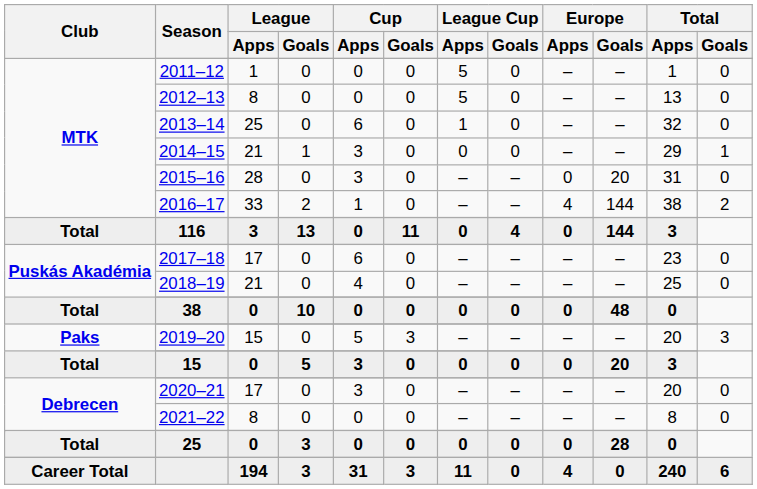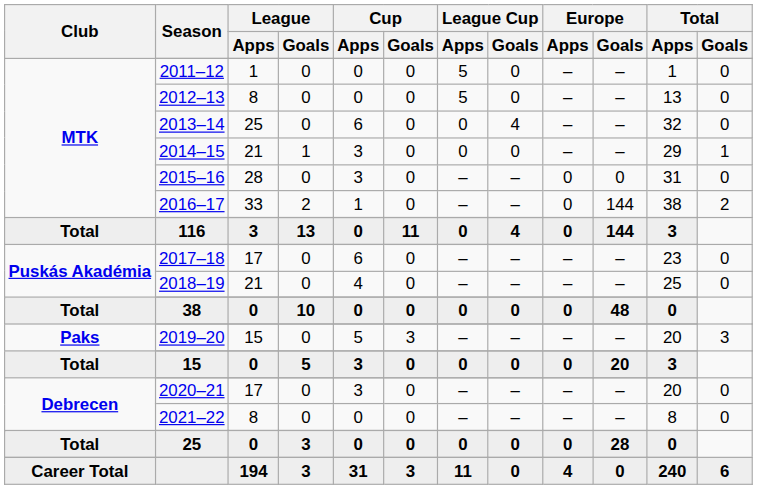(463, 125) 1 -> (463, 125) 0
(515, 125) 0 -> (515, 125) 4
(620, 178) 20 -> (620, 178) 0
(568, 205) 4 -> (568, 205) 0
